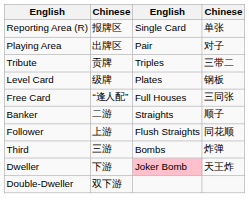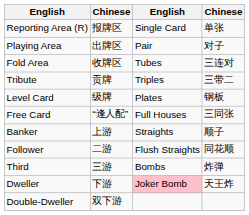+ row: (27, 63)
(102, 114) 二游 -> (102, 132) 上游
(102, 132) 上游 -> (102, 149) 二游
